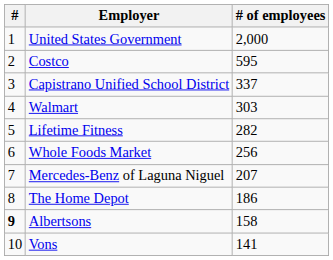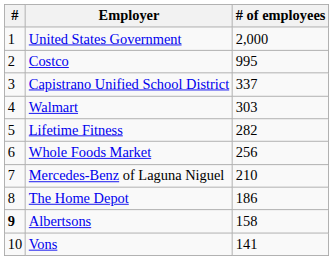(247, 61) 595 -> (247, 61) 995
(247, 175) 207 -> (247, 175) 210
